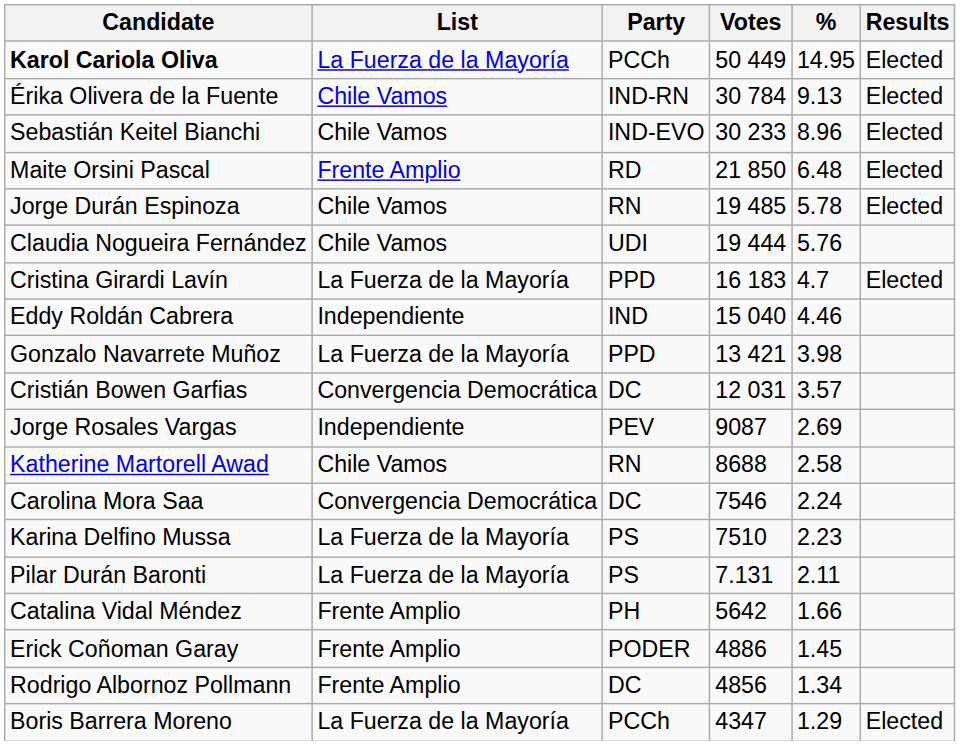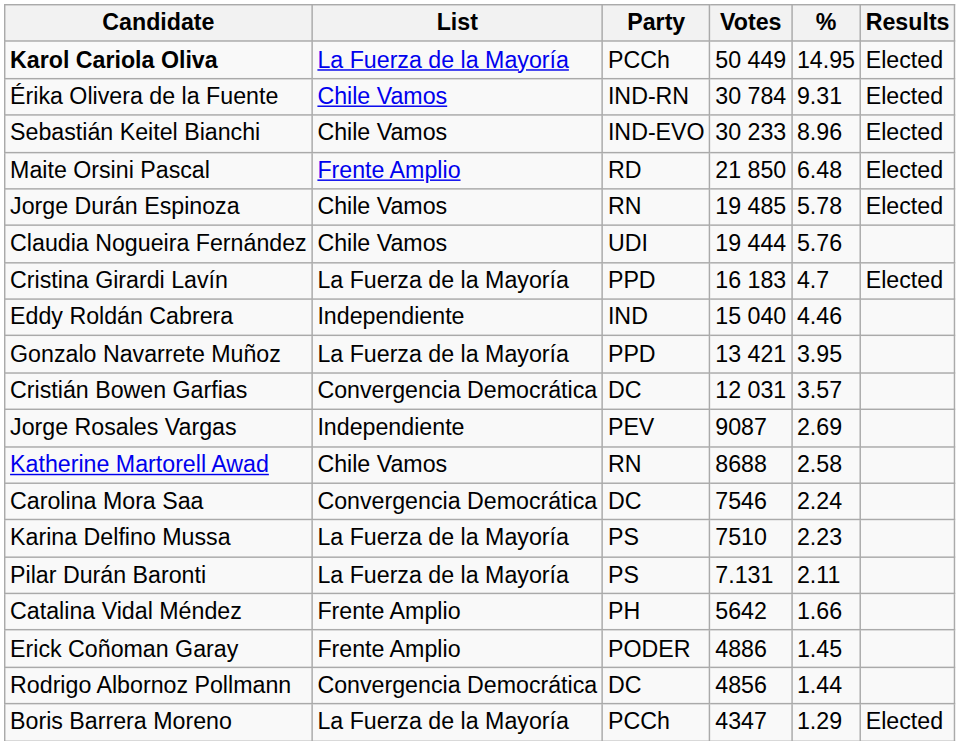(820, 96) 9.13 -> (820, 96) 9.31
(820, 354) 3.98 -> (820, 354) 3.95
(389, 685) Frente Amplio -> (457, 685) Convergencia Democrática
(820, 685) 1.34 -> (820, 685) 1.44
